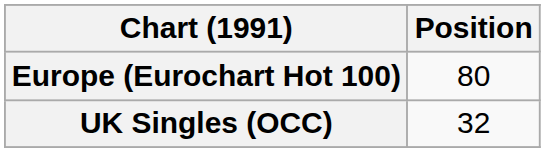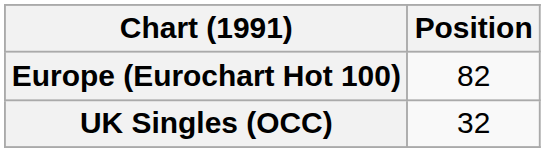(474, 75) 80 -> (474, 75) 82
